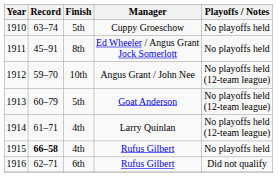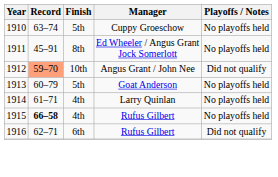(46, 75) no background -> (46, 69) lightsalmon background
(237, 75) No playoffs held (12-team league) -> (237, 69) Did not qualify
(237, 101) No playoffs held (12-team league) -> (237, 85) No playoffs held
(237, 128) No playoffs held (12-team league) -> (237, 100) No playoffs held
